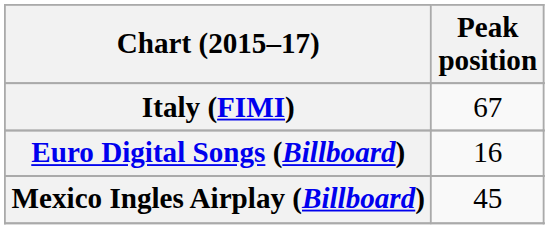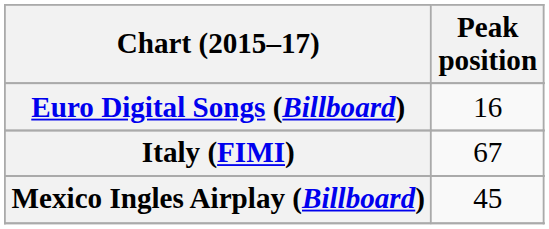rows swapped: (218, 152) <-> (218, 106)
